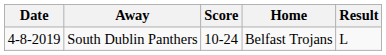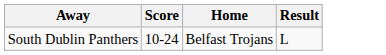- column: (34, 15)
